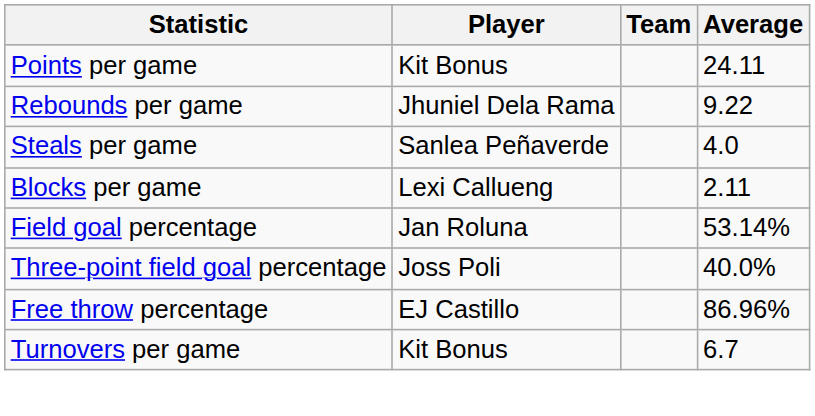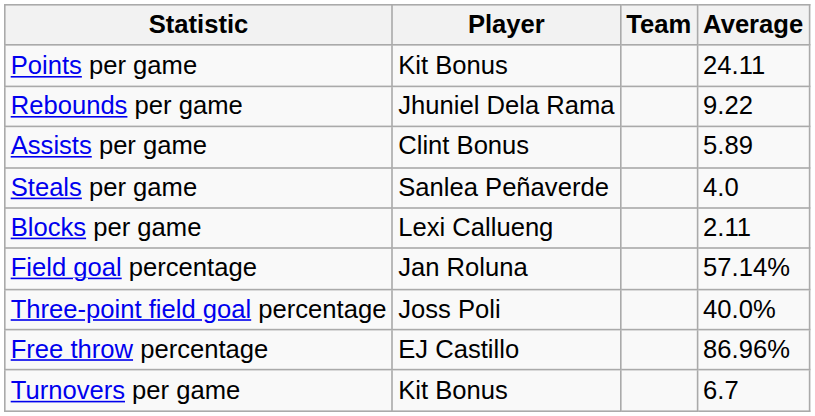+ row: (109, 146)
(747, 227) 53.14% -> (747, 268) 57.14%
